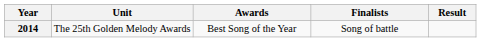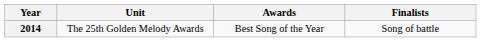- column: (452, 12)
